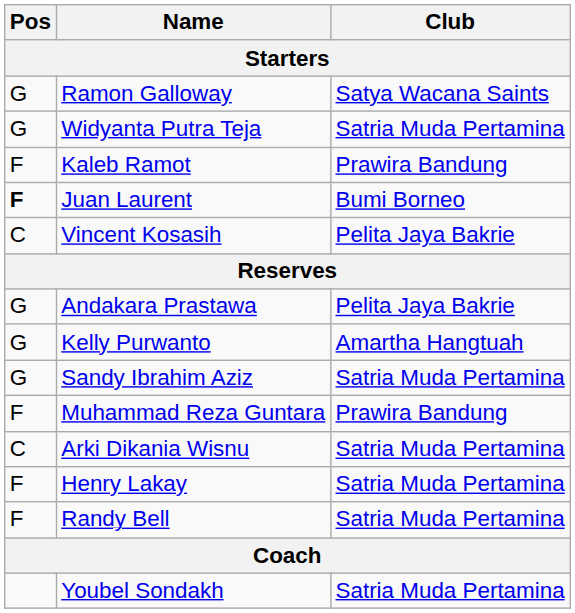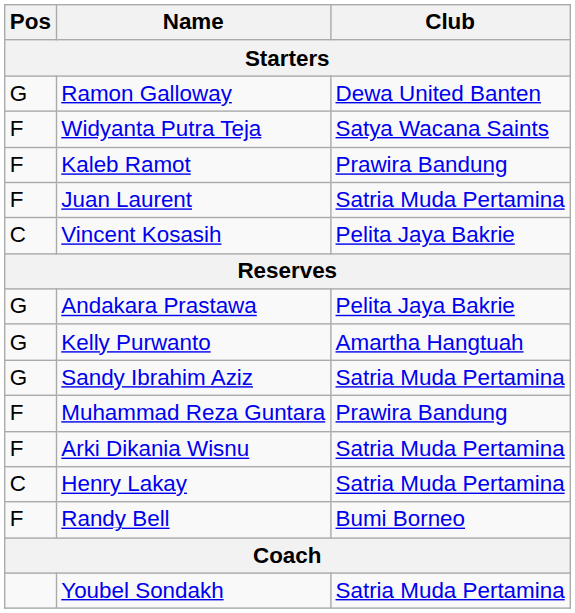(442, 93) Satya Wacana Saints -> (438, 93) Dewa United Banten
(19, 128) G -> (17, 128) F
(450, 128) Satria Muda Pertamina -> (442, 128) Satya Wacana Saints
(17, 199) bold -> (17, 199) normal
(400, 199) Bumi Borneo -> (450, 199) Satria Muda Pertamina
(18, 448) C -> (17, 448) F
(17, 484) F -> (18, 484) C
(450, 519) Satria Muda Pertamina -> (400, 519) Bumi Borneo
